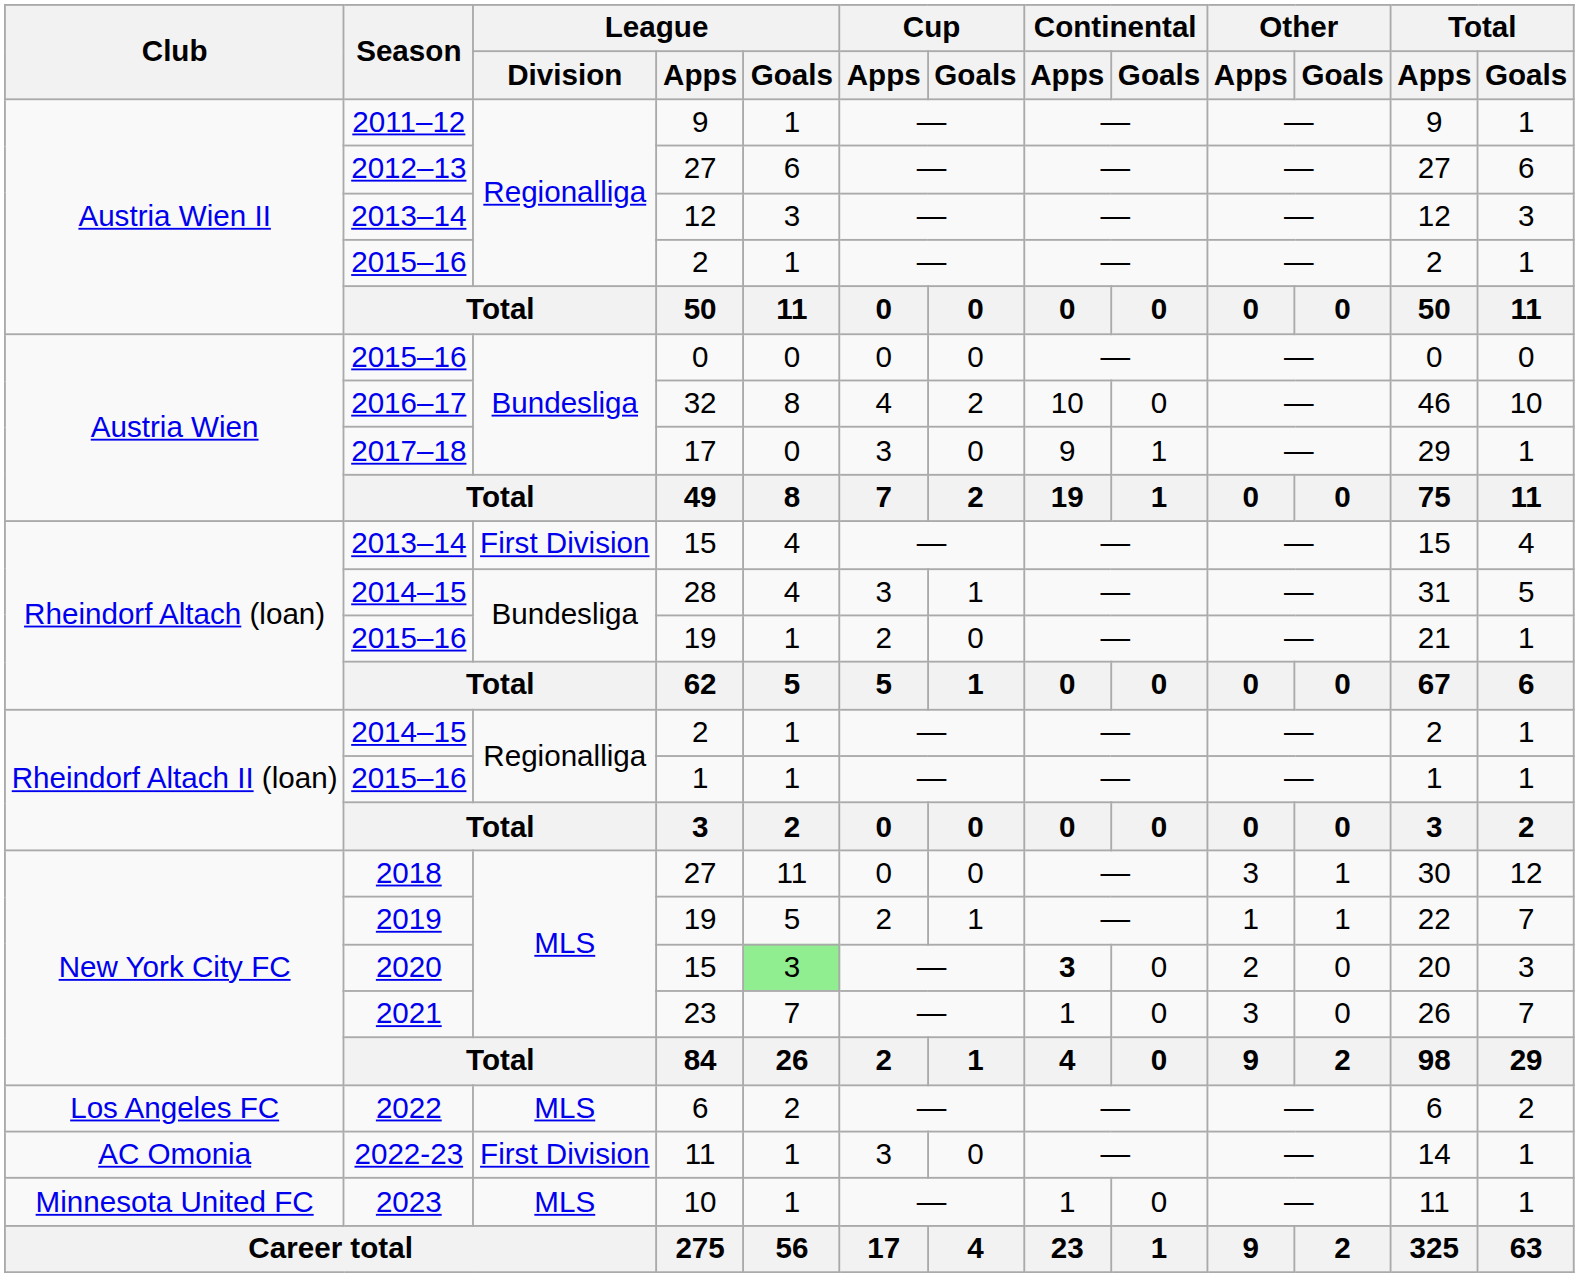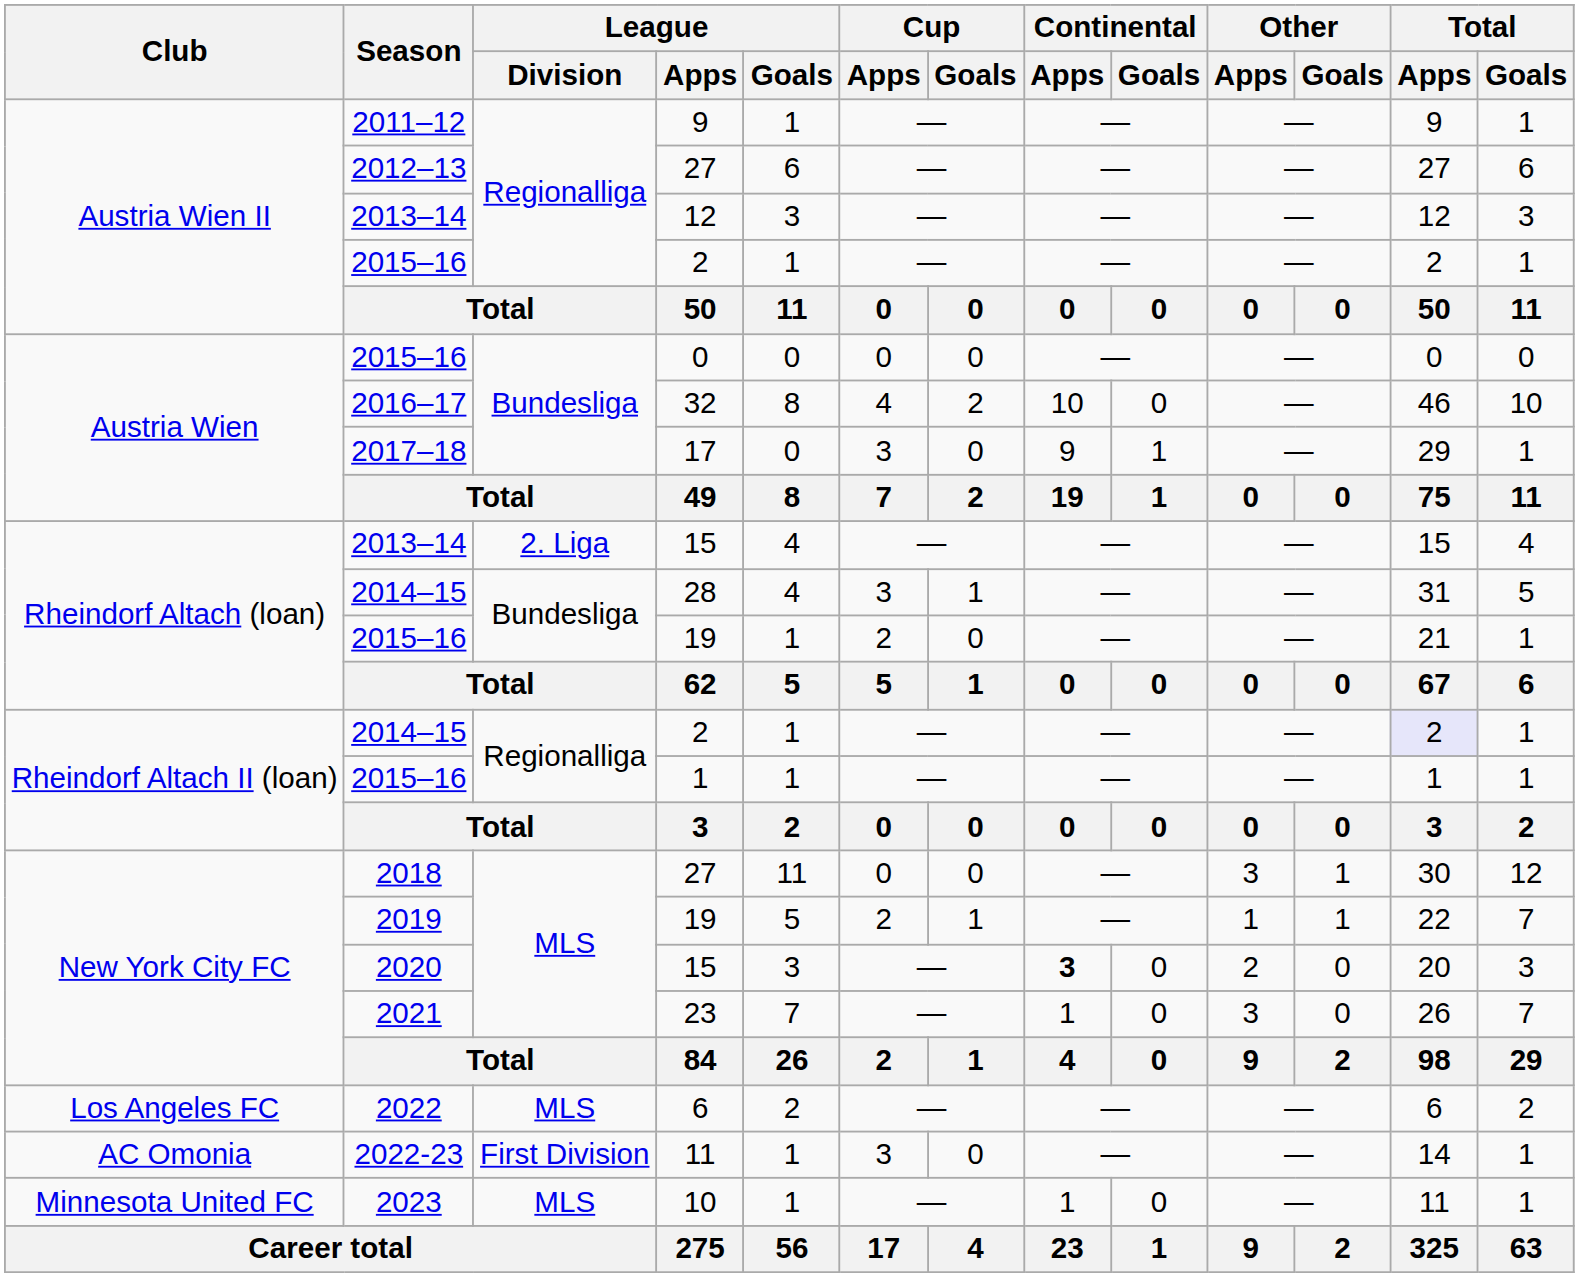(565, 544) First Division -> (565, 544) 2. Liga
(1434, 732) no background -> (1434, 732) lavender background
(792, 966) lightgreen background -> (792, 966) no background
